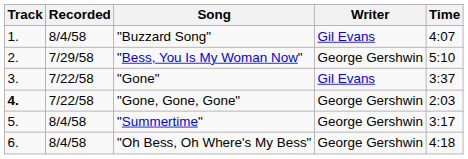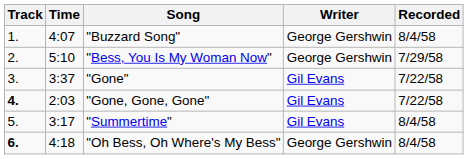columns swapped: (80, 15) <-> (445, 15)
(346, 36) Gil Evans -> (339, 36) George Gershwin
(370, 100) George Gershwin -> (315, 100) Gil Evans
(370, 121) George Gershwin -> (315, 121) Gil Evans
(13, 143) normal -> (13, 143) bold
